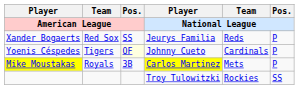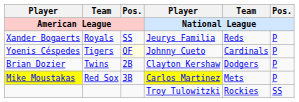(101, 38) Red Sox -> (99, 38) Royals
+ row: (36, 64)
(99, 64) Royals -> (101, 78) Red Sox
